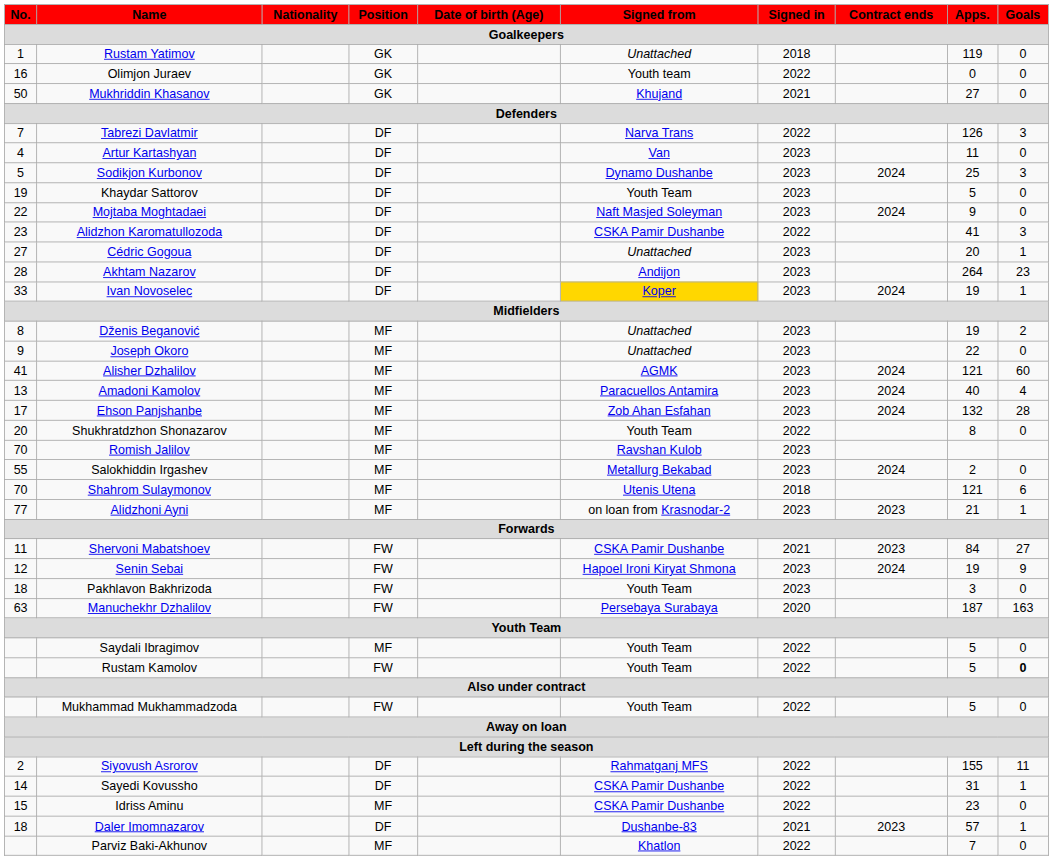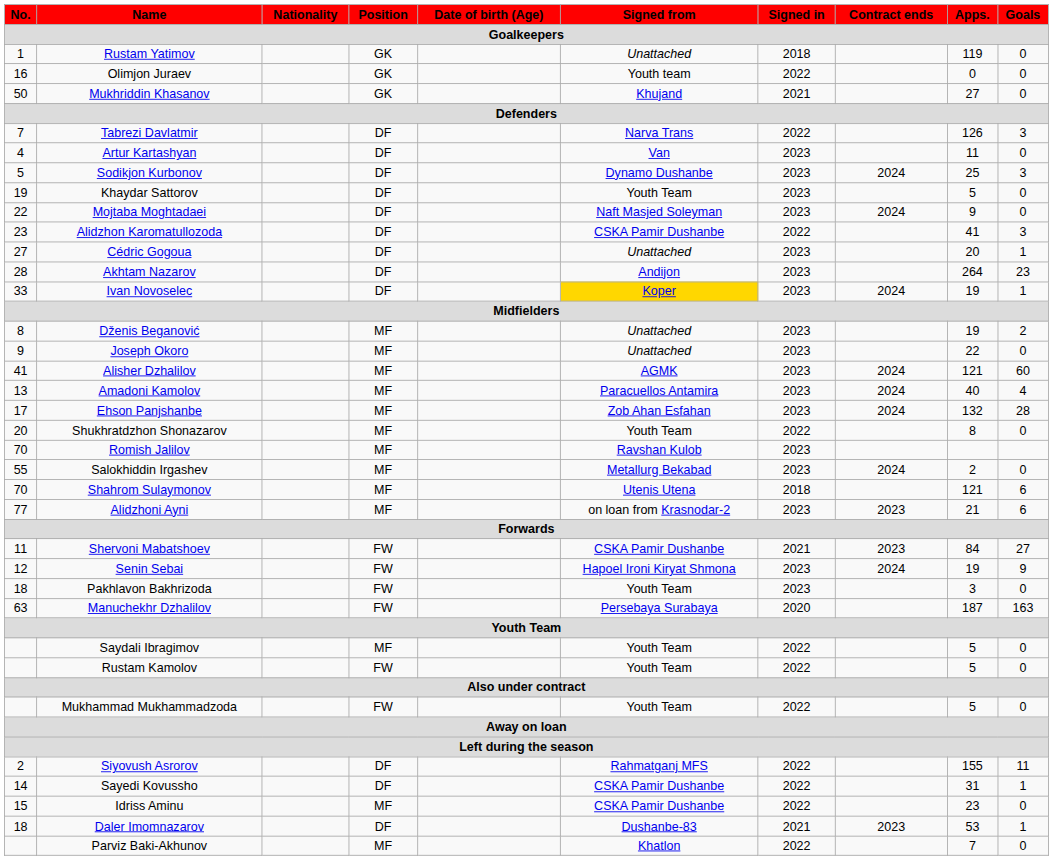(1023, 510) 1 -> (1023, 510) 6
(1023, 668) bold -> (1023, 668) normal
(972, 826) 57 -> (972, 826) 53
